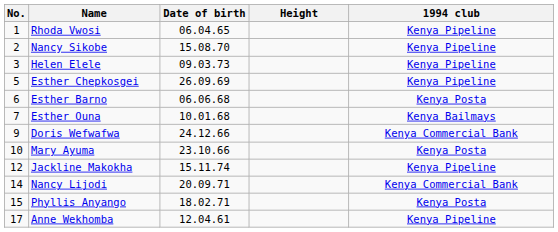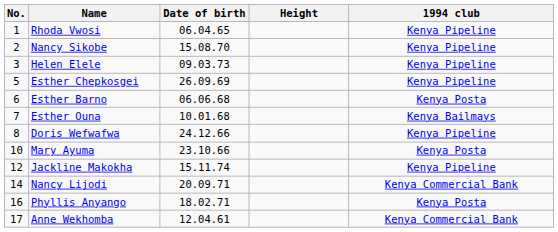(16, 133) 9 -> (16, 133) 8
(451, 133) Kenya Commercial Bank -> (451, 133) Kenya Pipeline
(16, 202) 15 -> (16, 202) 16
(451, 219) Kenya Pipeline -> (451, 219) Kenya Commercial Bank
